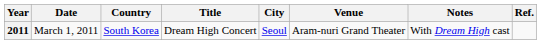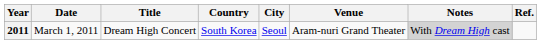columns swapped: (210, 13) <-> (131, 13)
(460, 30) no background -> (460, 30) lightgrey background
